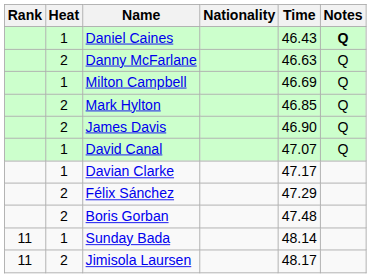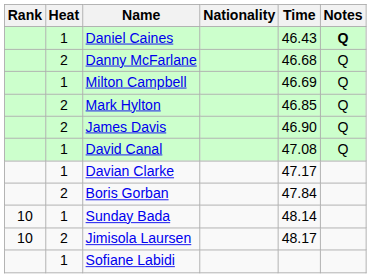(299, 60) 46.63 -> (299, 60) 46.68
(299, 149) 47.07 -> (299, 149) 47.08
- row: (130, 194)
(299, 216) 47.48 -> (299, 194) 47.84
(25, 238) 11 -> (25, 216) 10
(25, 261) 11 -> (25, 238) 10
+ row: (130, 261)
